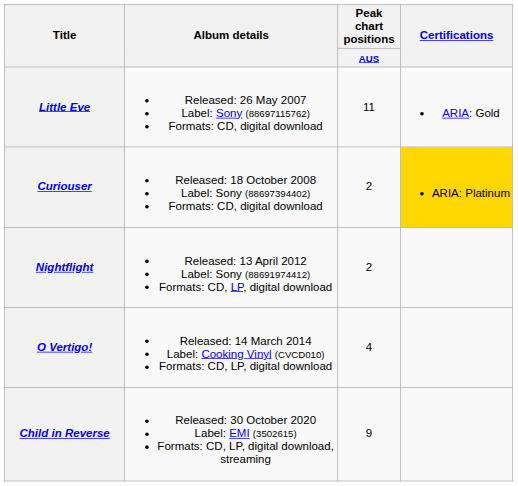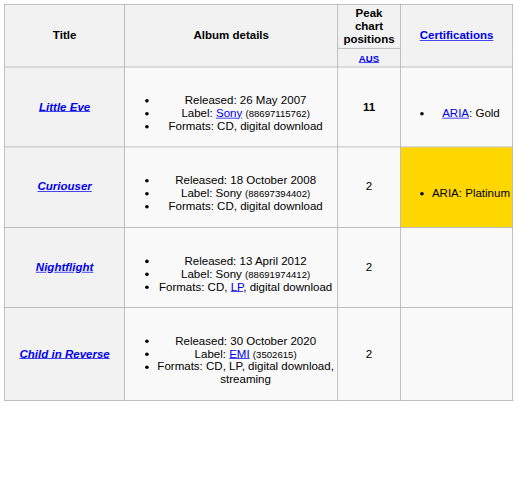(369, 107) normal -> (369, 107) bold
- row: (65, 347)
(369, 434) 9 -> (369, 354) 2
